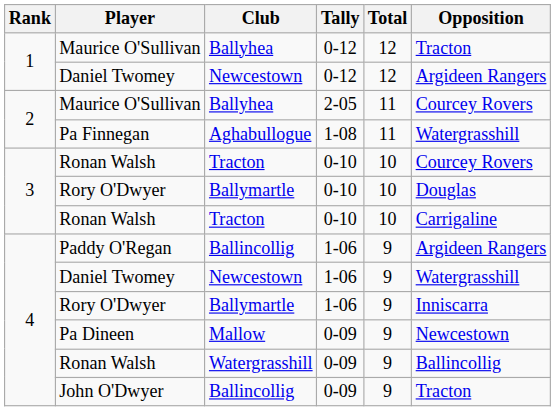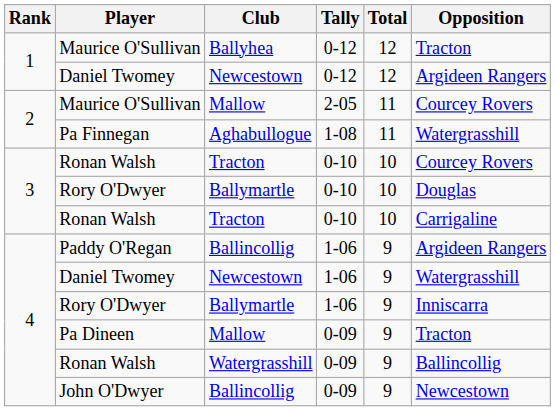(241, 104) Ballyhea -> (237, 104) Mallow
(462, 334) Newcestown -> (443, 334) Tracton
(443, 391) Tracton -> (462, 391) Newcestown
